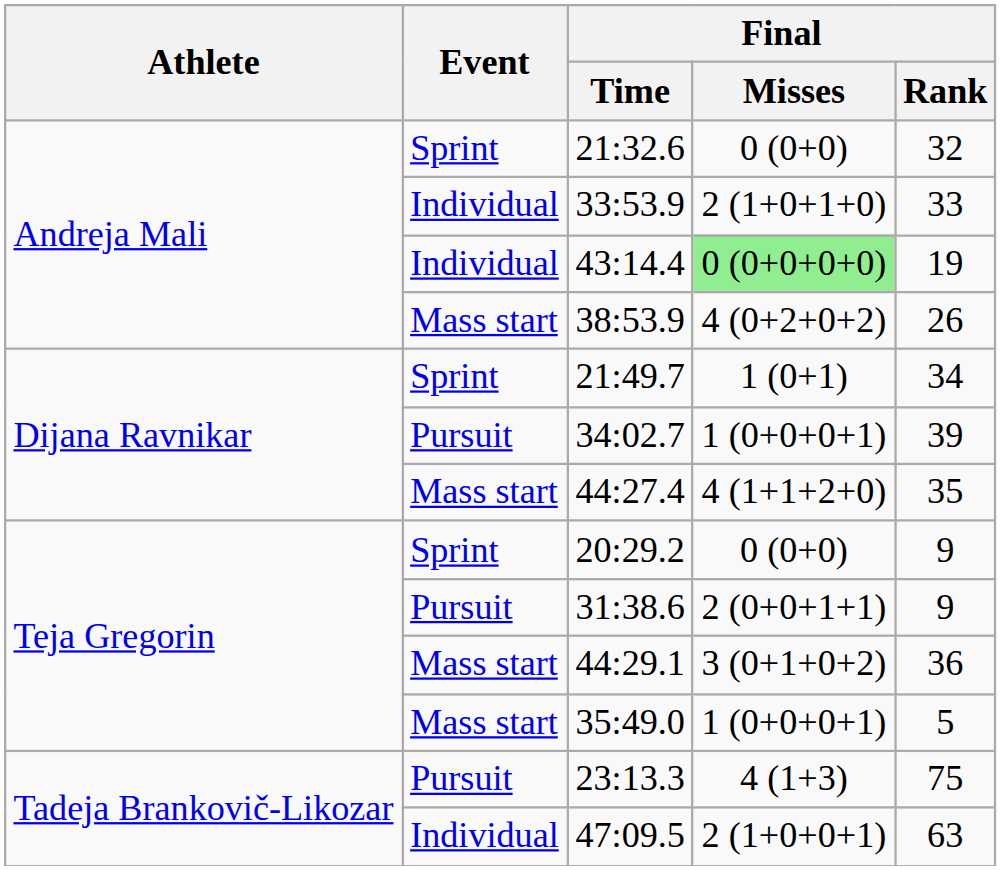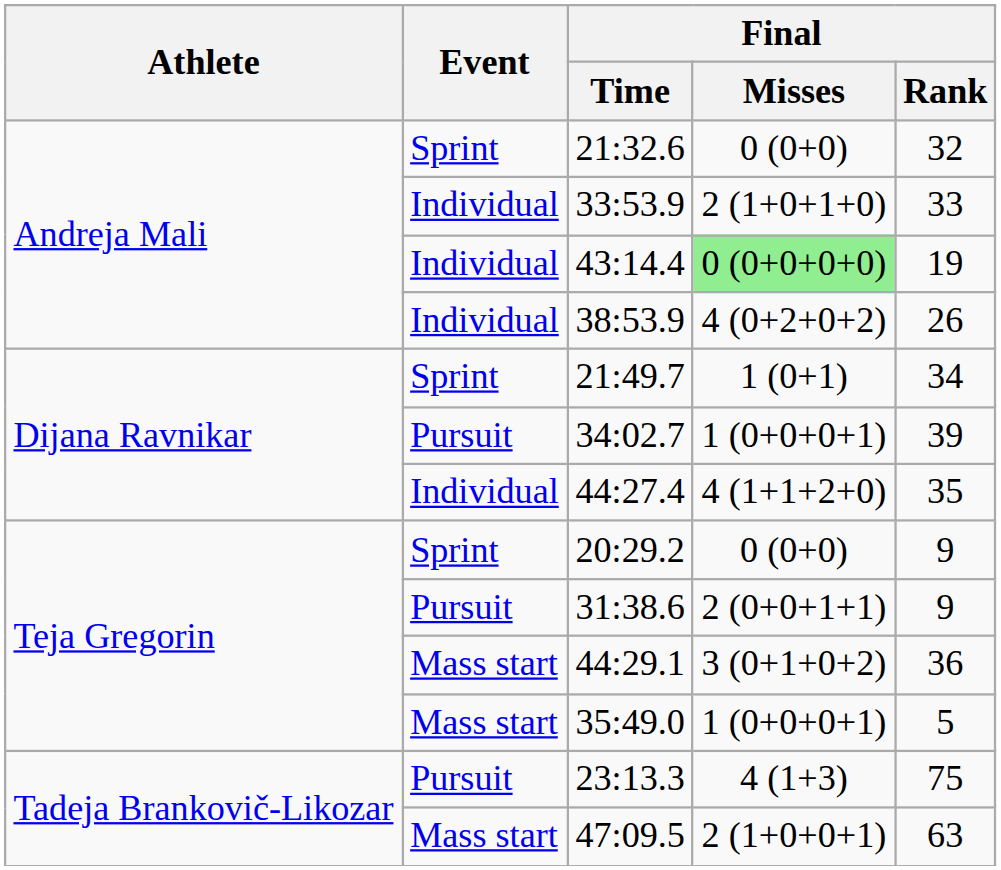(484, 319) Mass start -> (484, 319) Individual
(484, 491) Mass start -> (484, 491) Individual
(484, 836) Individual -> (484, 836) Mass start
